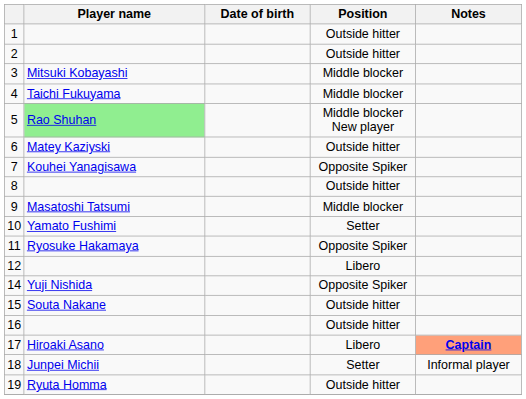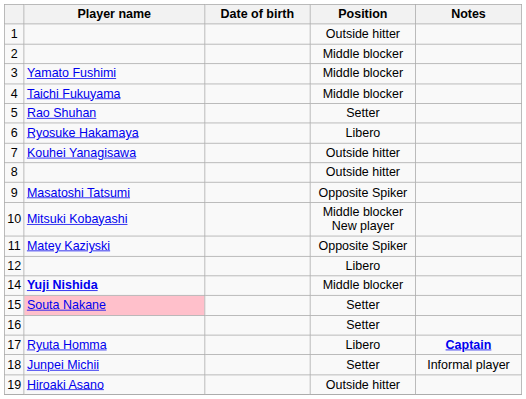(363, 53) Outside hitter -> (363, 53) Middle blocker
(77, 73) Mitsuki Kobayashi -> (72, 73) Yamato Fushimi
(62, 120) lightgreen background -> (62, 113) no background
(363, 120) Middle blocker New player -> (363, 113) Setter
(69, 147) Matey Kaziyski -> (83, 133) Ryosuke Hakamaya
(363, 147) Outside hitter -> (363, 133) Libero
(363, 166) Opposite Spiker -> (363, 152) Outside hitter
(363, 206) Middle blocker -> (363, 192) Opposite Spiker
(72, 226) Yamato Fushimi -> (77, 219) Mitsuki Kobayashi
(363, 226) Setter -> (363, 219) Middle blocker New player
(83, 246) Ryosuke Hakamaya -> (69, 246) Matey Kaziyski
(60, 285) normal -> (62, 285) bold
(363, 285) Opposite Spiker -> (363, 285) Middle blocker
(66, 305) no background -> (66, 305) pink background
(363, 305) Outside hitter -> (363, 305) Setter
(363, 325) Outside hitter -> (363, 325) Setter
(65, 345) Hiroaki Asano -> (67, 345) Ryuta Homma
(468, 345) lightsalmon background -> (468, 345) no background
(67, 384) Ryuta Homma -> (65, 384) Hiroaki Asano
